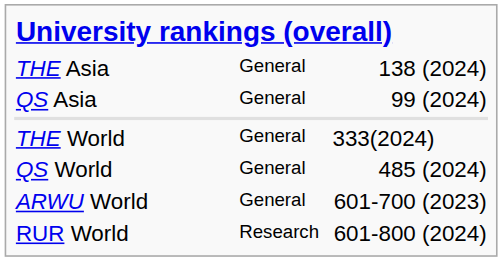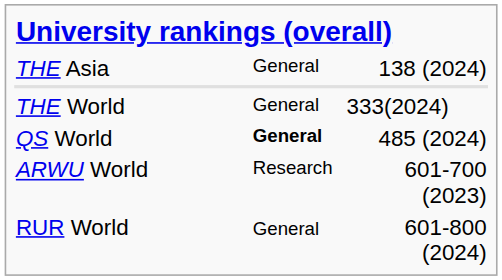- row: (56, 99)
(272, 167) normal -> (288, 135) bold
(272, 198) General -> (293, 167) Research
(279, 230) Research -> (286, 227) General
